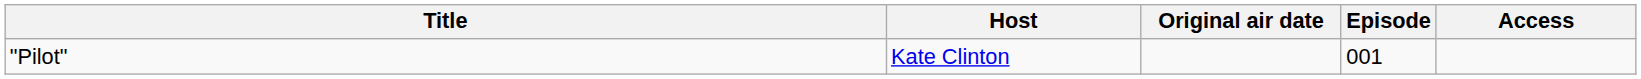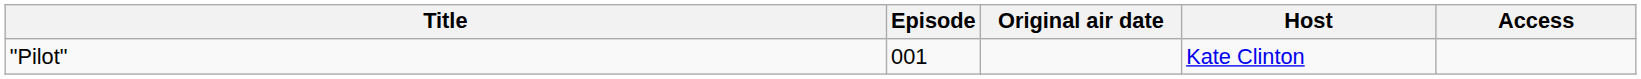columns swapped: (1013, 21) <-> (1389, 21)
